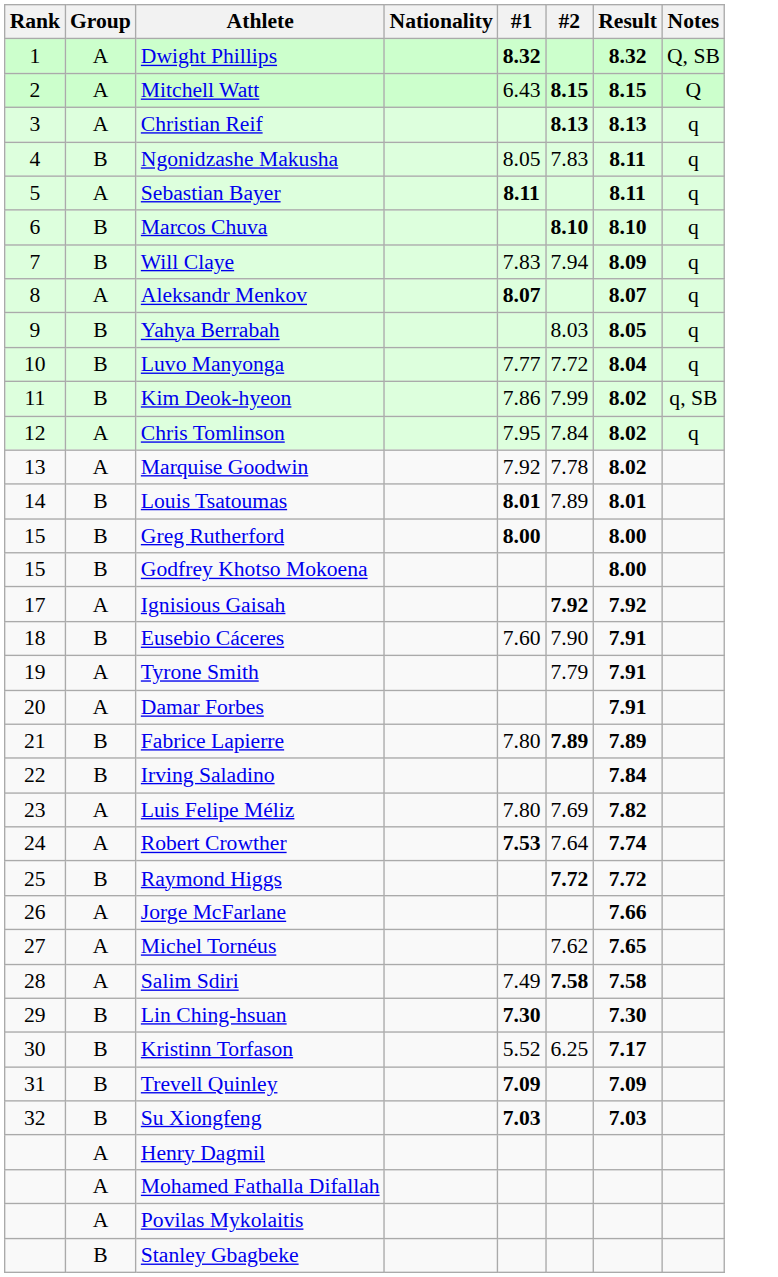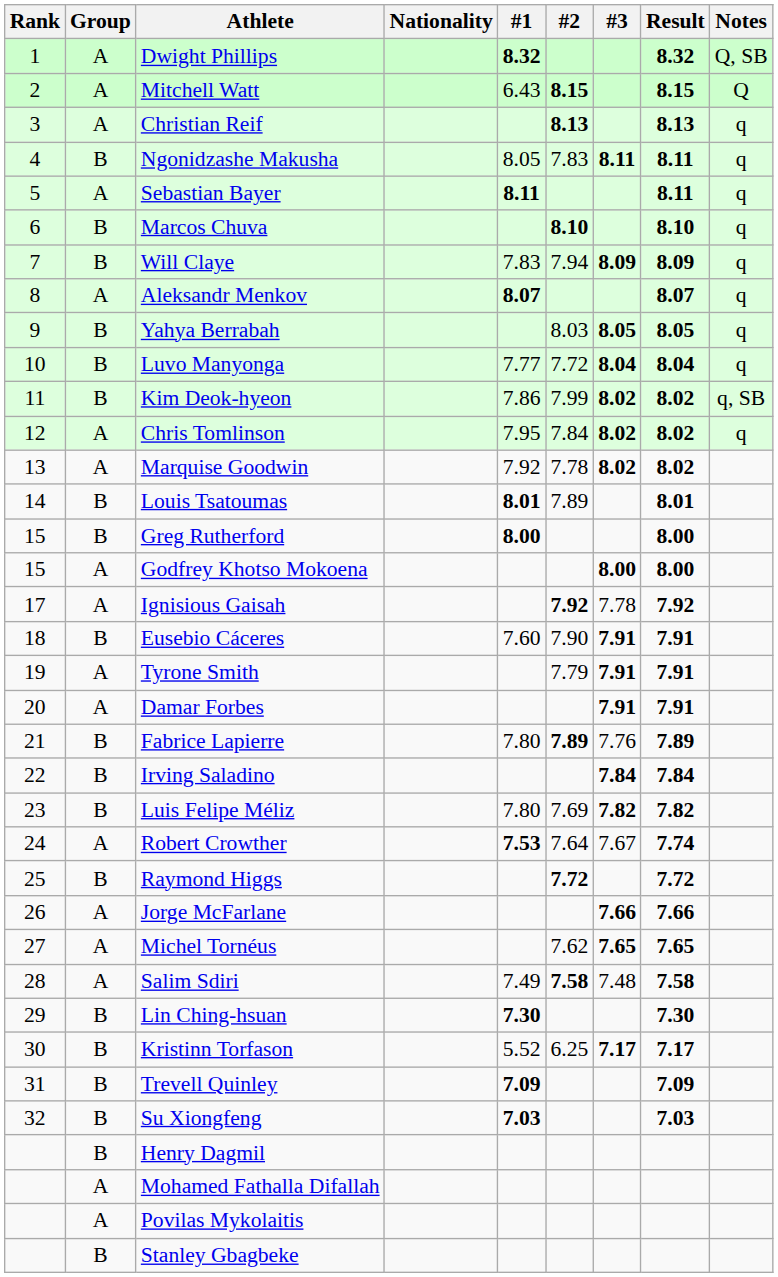+ column: (617, 21)
(100, 569) B -> (100, 569) A
(100, 809) A -> (100, 809) B
(100, 1152) A -> (100, 1152) B
